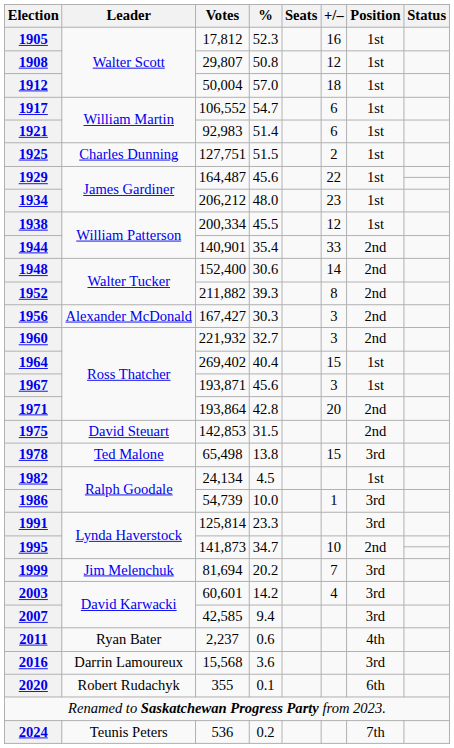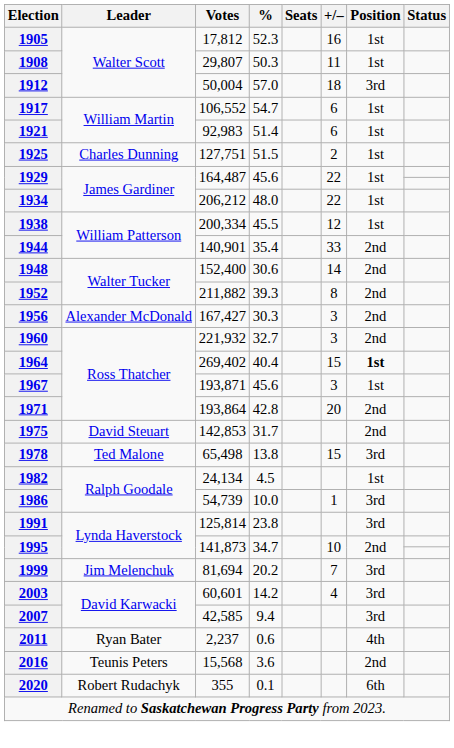(266, 62) 50.8 -> (266, 62) 50.3
(334, 62) 12 -> (334, 62) 11
(375, 85) 1st -> (375, 85) 3rd
(334, 200) 23 -> (334, 200) 22
(375, 362) normal -> (375, 362) bold
(266, 431) 31.5 -> (266, 431) 31.7
(266, 524) 23.3 -> (266, 524) 23.8
(129, 662) Darrin Lamoureux -> (129, 662) Teunis Peters
(375, 662) 3rd -> (375, 662) 2nd
- row: (33, 731)
